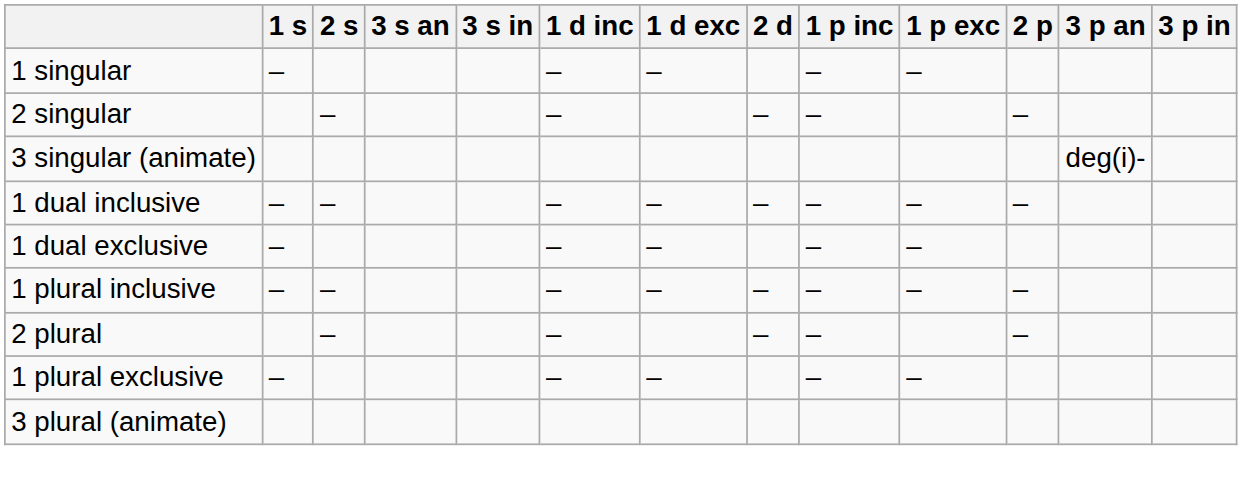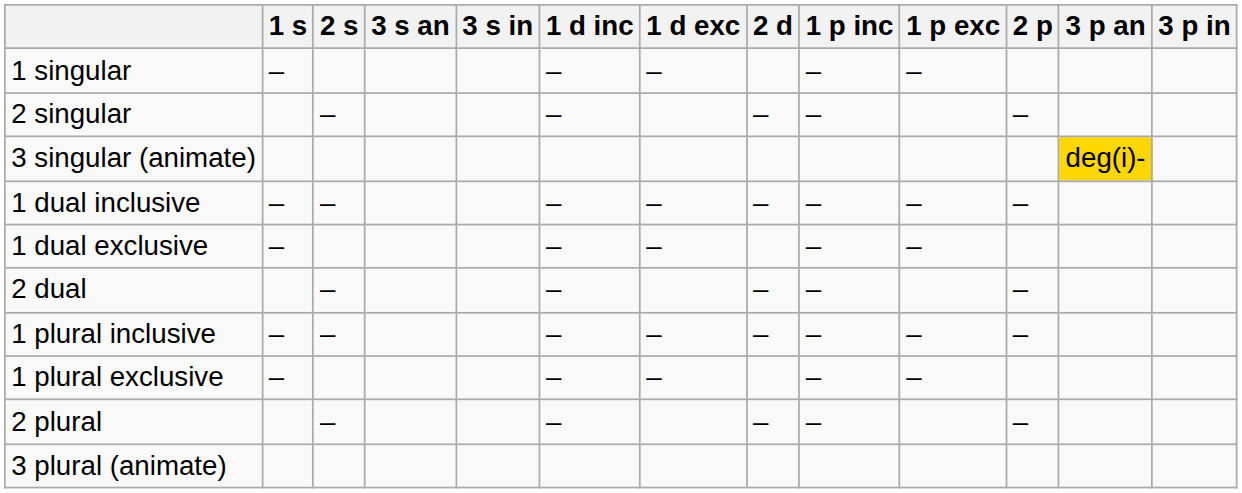(1106, 158) no background -> (1106, 158) gold background
+ row: (49, 289)
rows swapped: (117, 377) <-> (57, 333)
